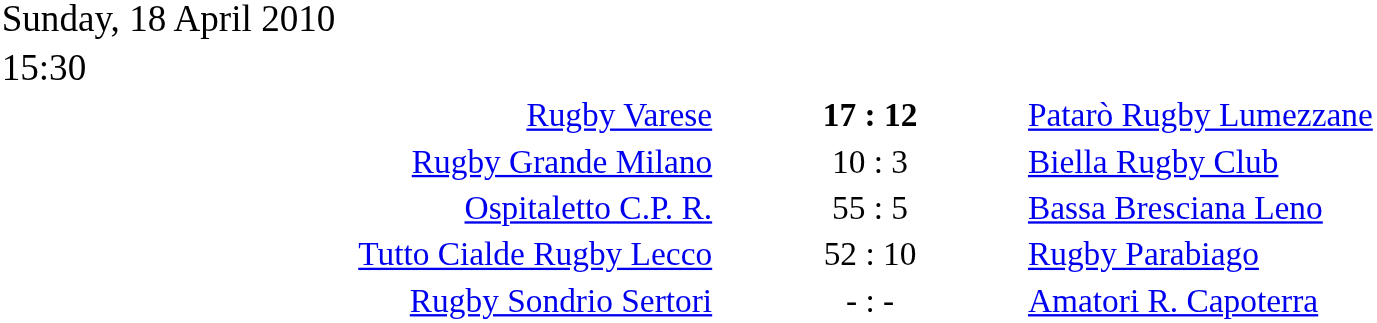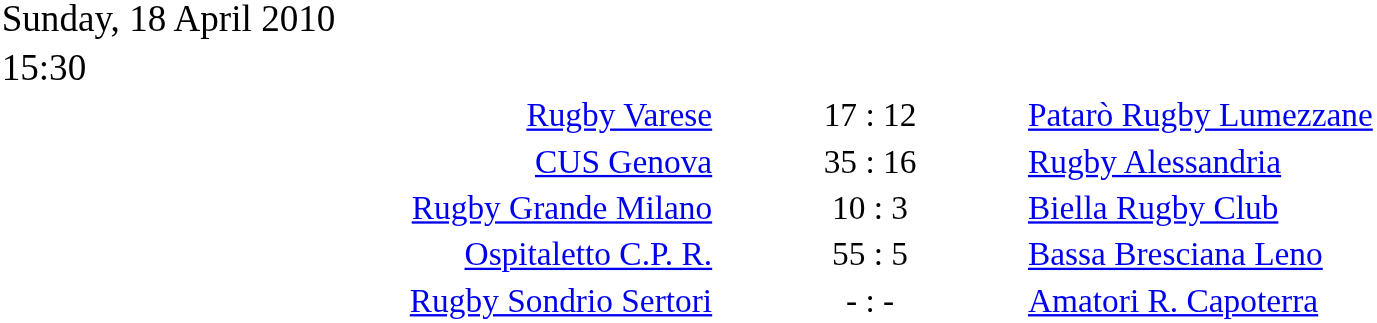(870, 115) bold -> (870, 115) normal
+ row: (624, 161)
- row: (535, 254)
